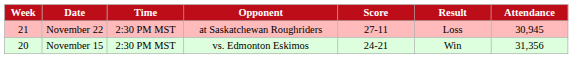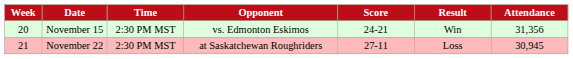rows swapped: (75, 45) <-> (75, 29)
